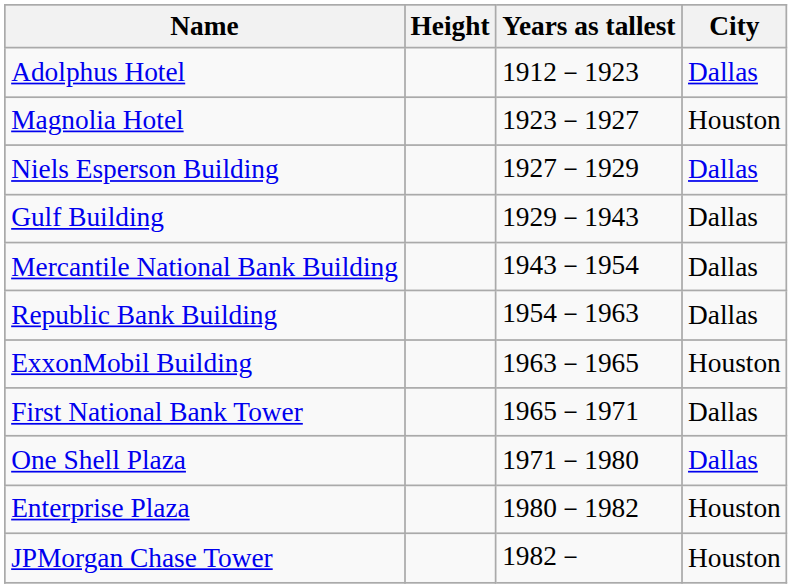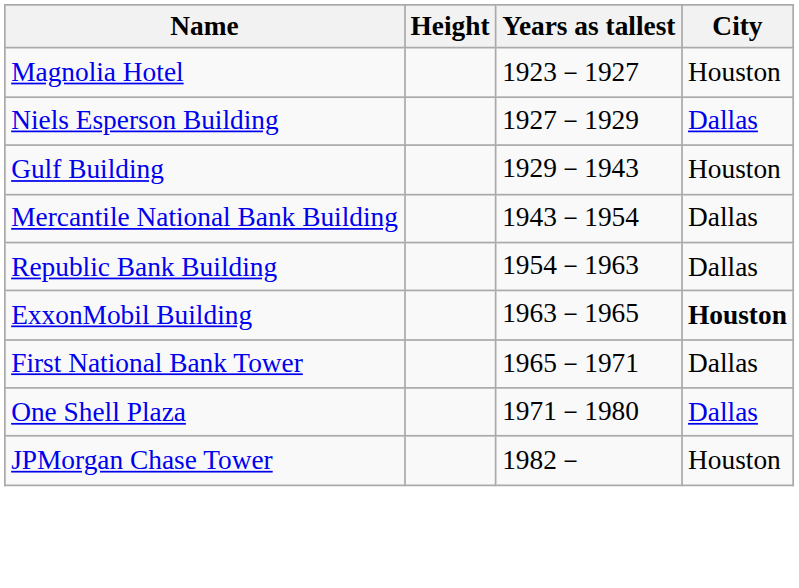- row: (98, 72)
(723, 217) Dallas -> (734, 169) Houston
(734, 363) normal -> (737, 314) bold
- row: (100, 508)
